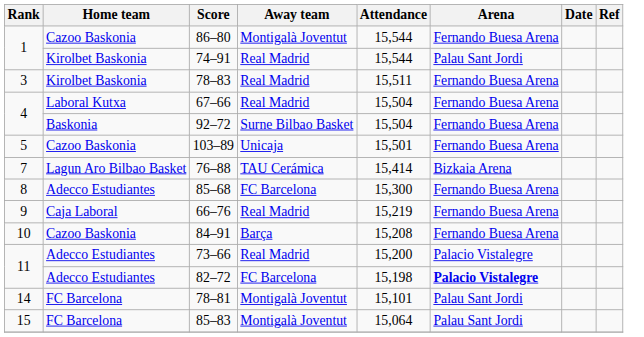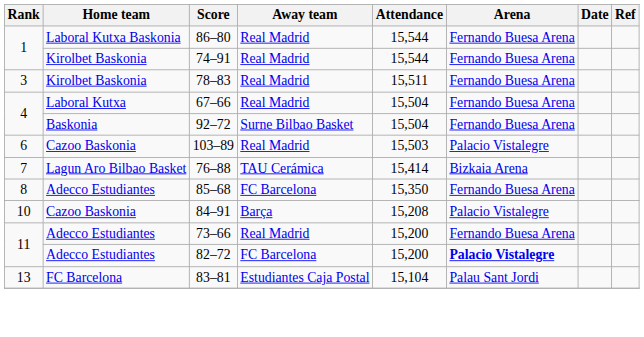(91, 37) Cazoo Baskonia -> (113, 37) Laboral Kutxa Baskonia
(294, 37) Montigalà Joventut -> (275, 37) Real Madrid
(478, 59) Palau Sant Jordi -> (512, 59) Fernando Buesa Arena
(24, 146) 5 -> (24, 146) 6
(262, 146) Unicaja -> (275, 146) Real Madrid
(393, 146) 15,501 -> (409, 146) 15,503
(496, 146) Fernando Buesa Arena -> (499, 146) Palacio Vistalegre
(393, 189) 15,300 -> (409, 189) 15,350
- row: (213, 211)
(496, 233) Fernando Buesa Arena -> (499, 211) Palacio Vistalegre
(483, 255) Palacio Vistalegre -> (512, 233) Fernando Buesa Arena
(393, 277) 15,198 -> (409, 255) 15,200
+ row: (213, 277)
- row: (213, 299)
- row: (213, 320)
